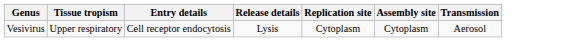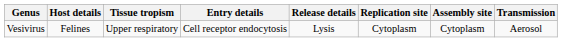+ column: (75, 12)
